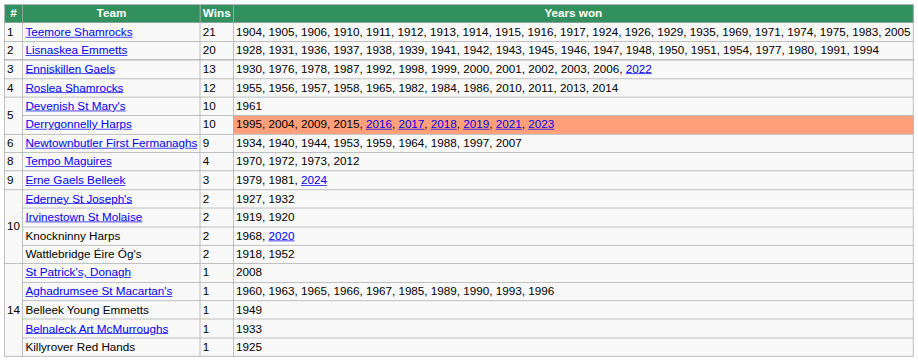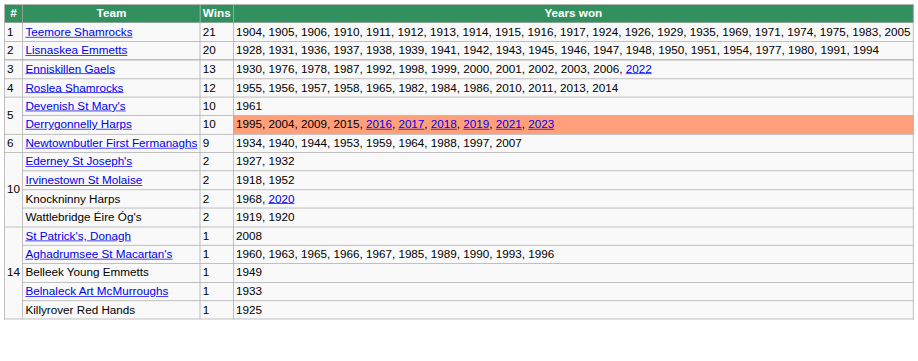- row: (69, 161)
- row: (75, 180)
(265, 217) 1919, 1920 -> (265, 180) 1918, 1952
(265, 254) 1918, 1952 -> (265, 217) 1919, 1920
